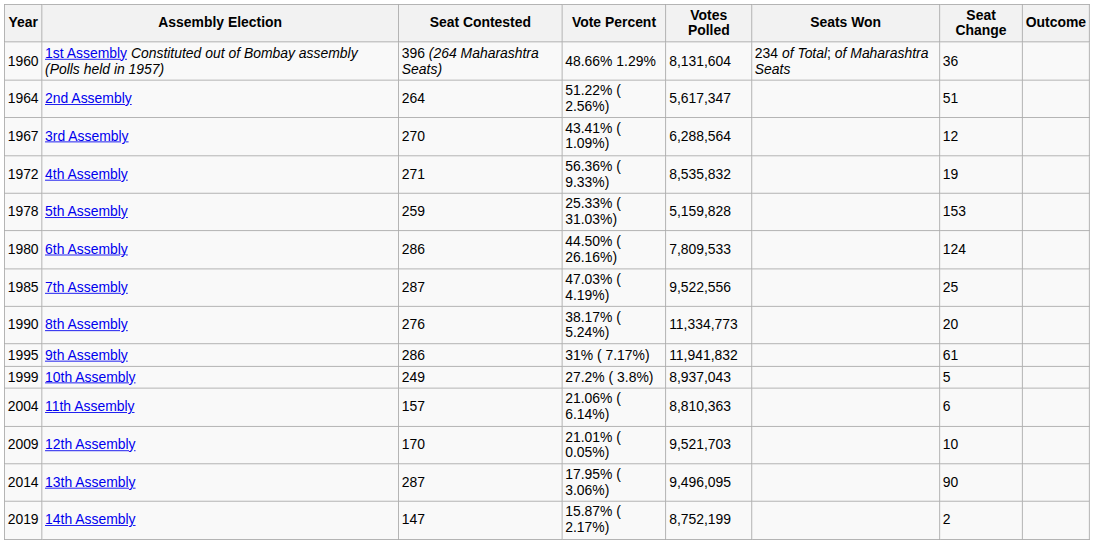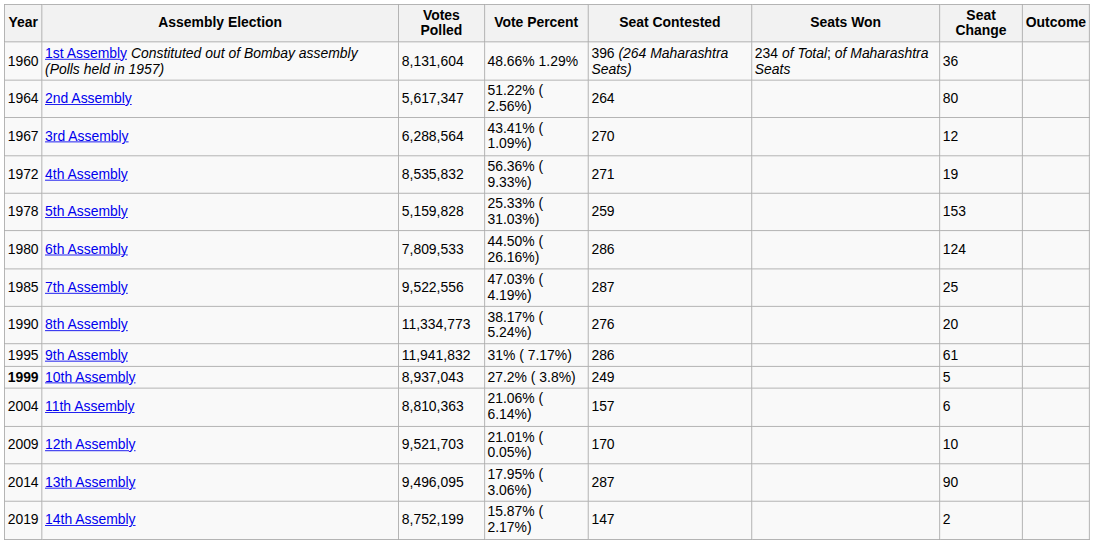columns swapped: (709, 23) <-> (480, 23)
(951, 98) 51 -> (951, 98) 80
(23, 377) normal -> (23, 377) bold
